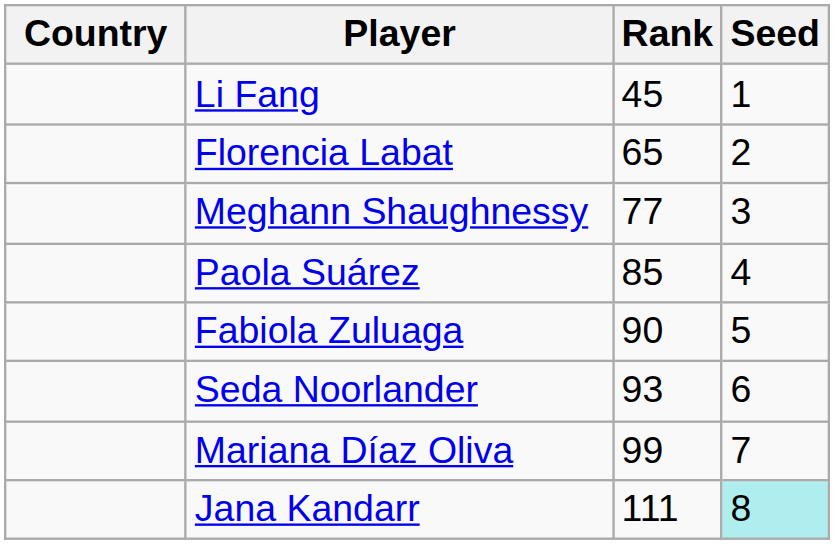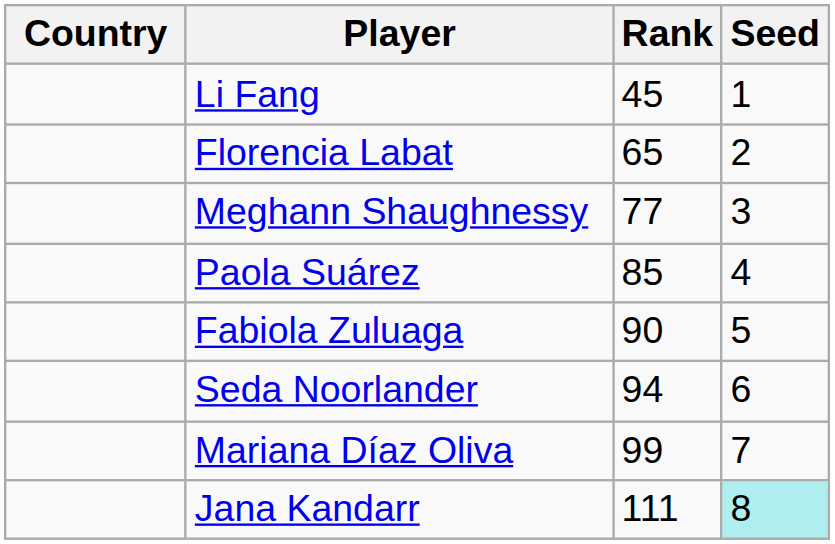(642, 390) 93 -> (642, 390) 94
